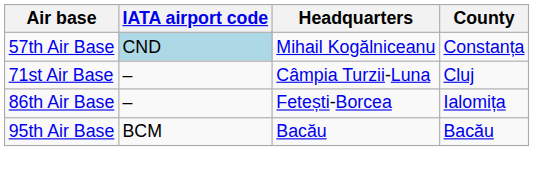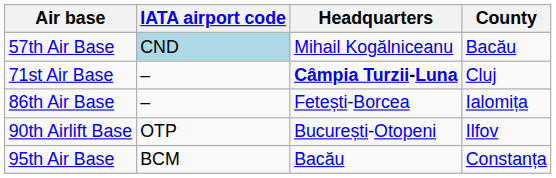(484, 46) Constanța -> (491, 46) Bacău
(353, 74) normal -> (376, 74) bold
+ row: (70, 131)
(469, 131) Bacău -> (506, 159) Constanța
